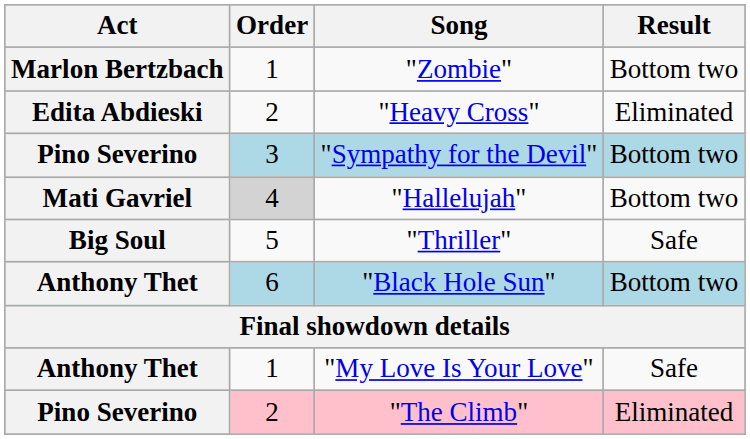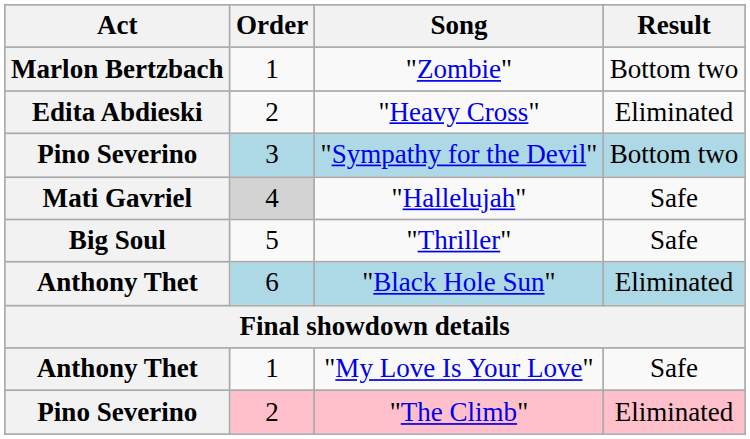(674, 197) Bottom two -> (674, 197) Safe
(674, 283) Bottom two -> (674, 283) Eliminated
